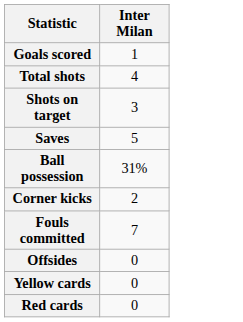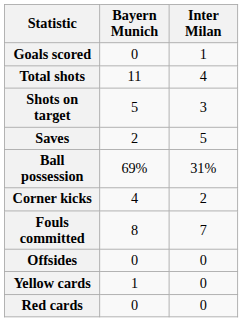+ column: (134, 23)
